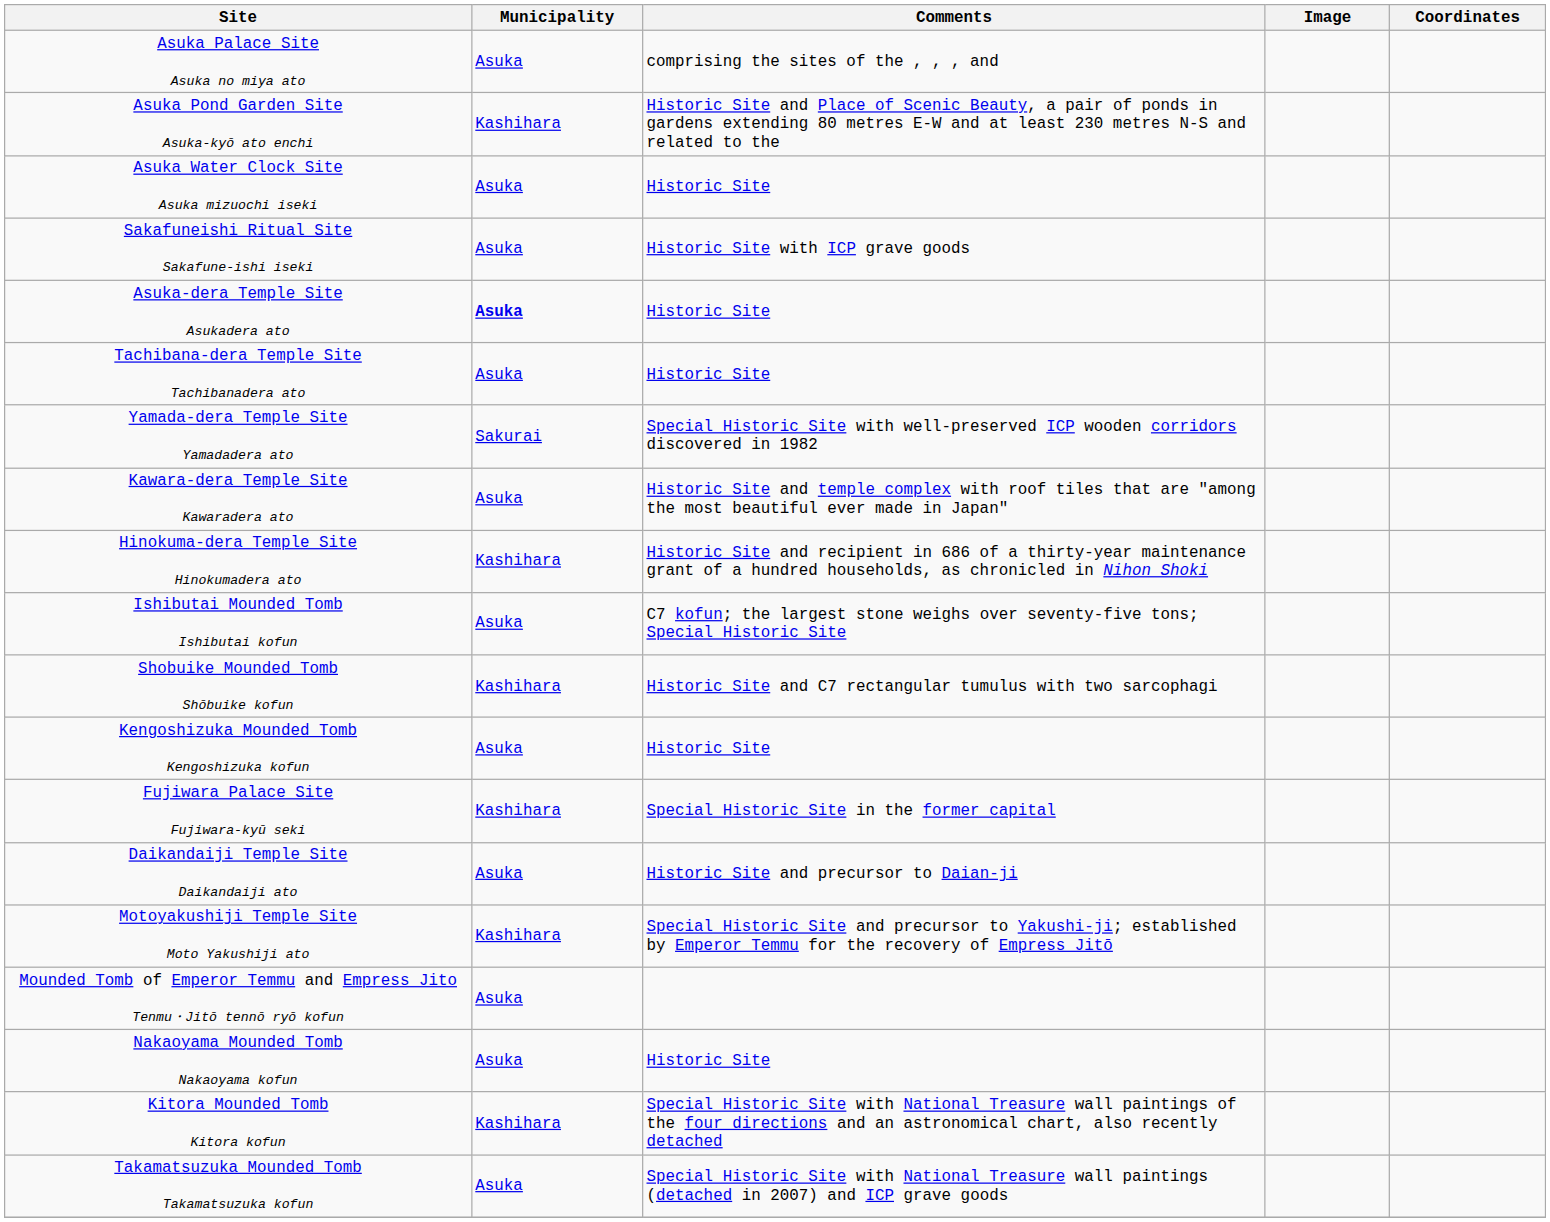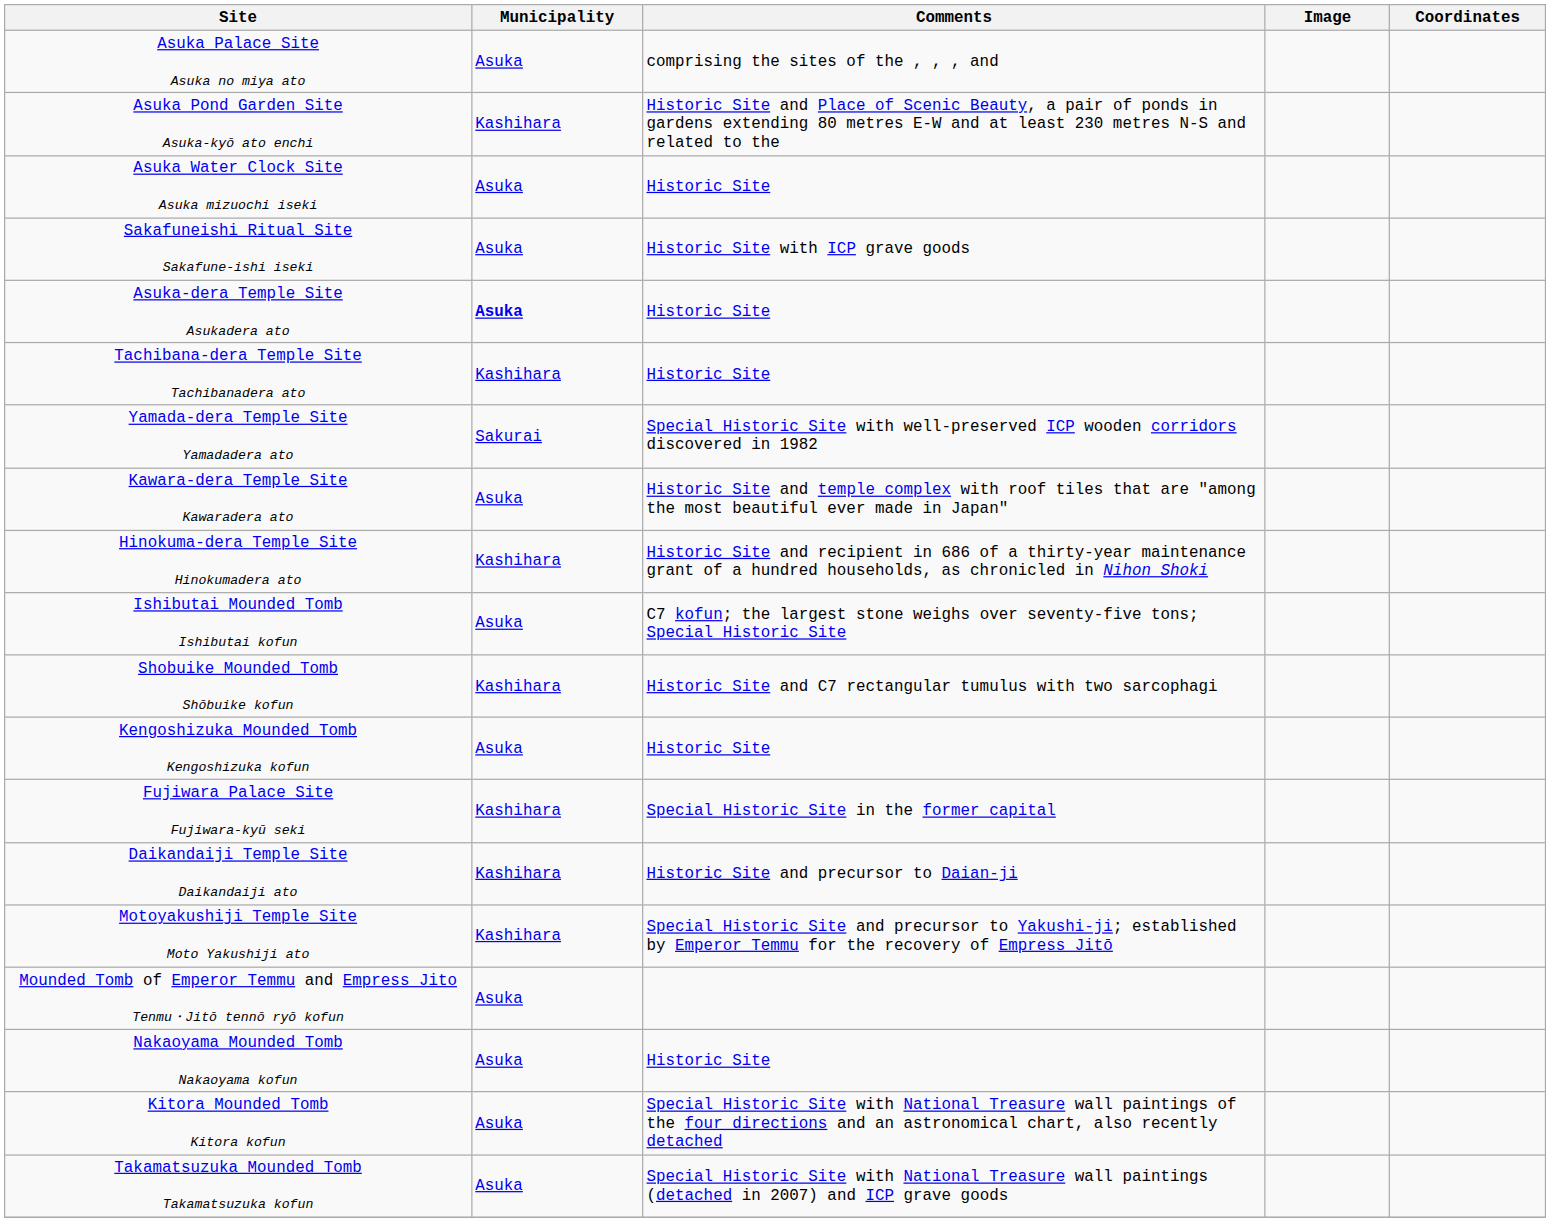(499, 374) Asuka -> (518, 374) Kashihara
(499, 874) Asuka -> (518, 874) Kashihara
(518, 1123) Kashihara -> (499, 1123) Asuka
